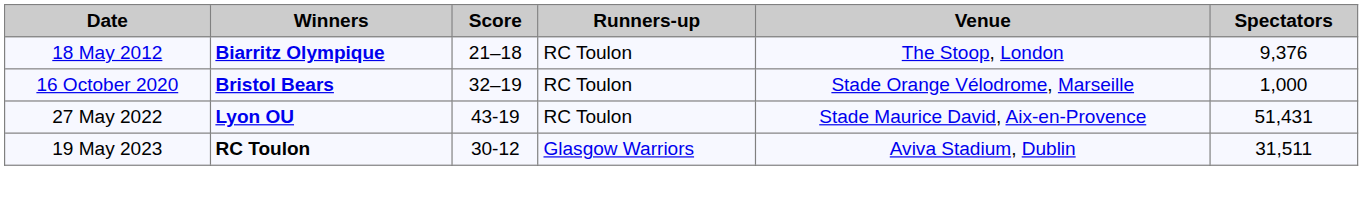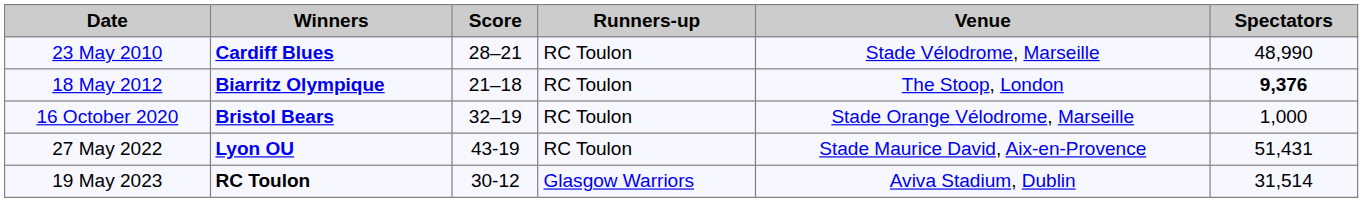+ row: (107, 52)
(1284, 52) normal -> (1284, 84) bold
(1284, 149) 31,511 -> (1284, 181) 31,514
